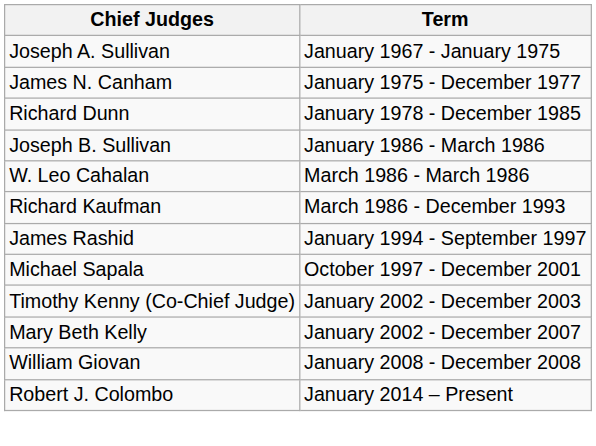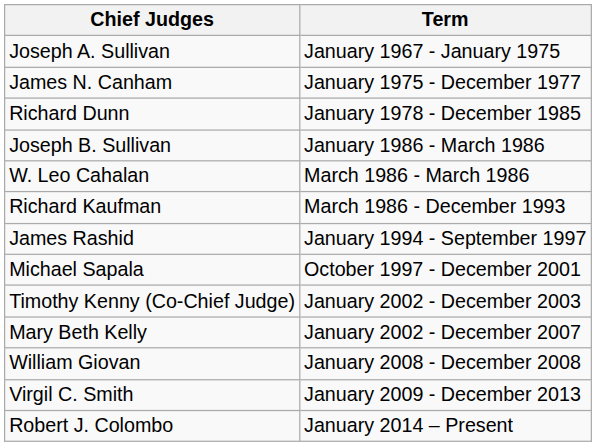+ row: (71, 394)
